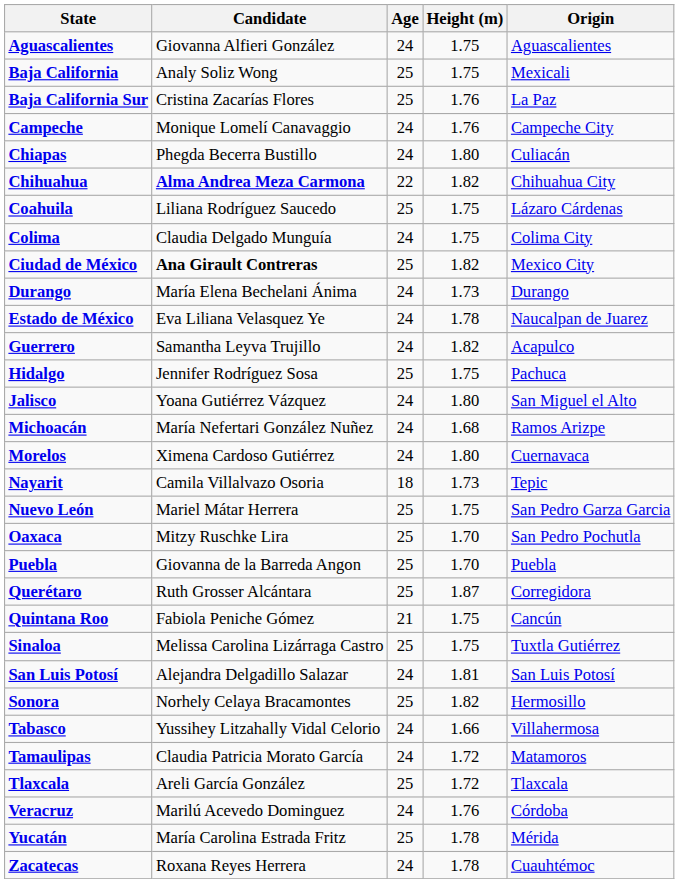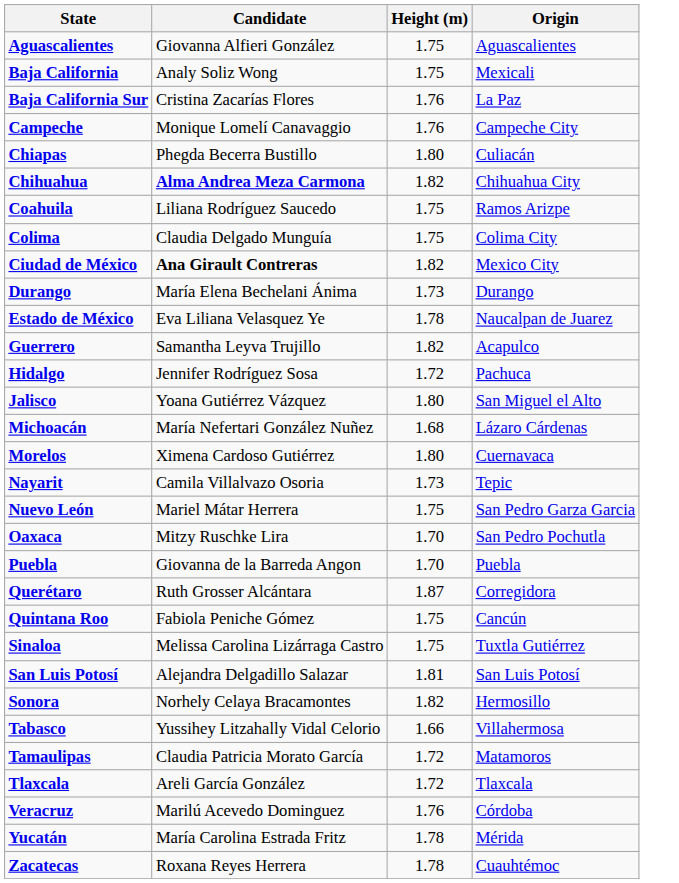- column: (405, 18)
(567, 209) Lázaro Cárdenas -> (523, 209) Ramos Arizpe
(465, 373) 1.75 -> (430, 373) 1.72
(558, 428) Ramos Arizpe -> (531, 428) Lázaro Cárdenas
